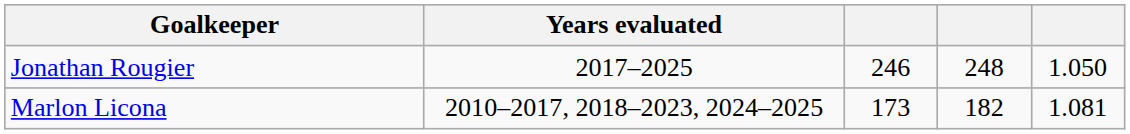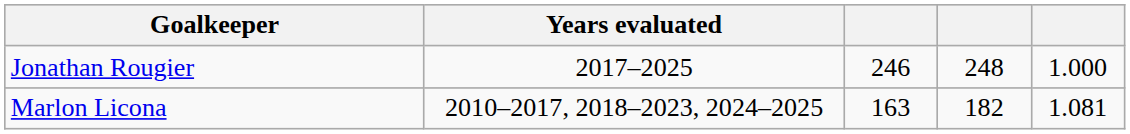(1078, 66) 1.050 -> (1078, 66) 1.000
(891, 107) 173 -> (891, 107) 163
